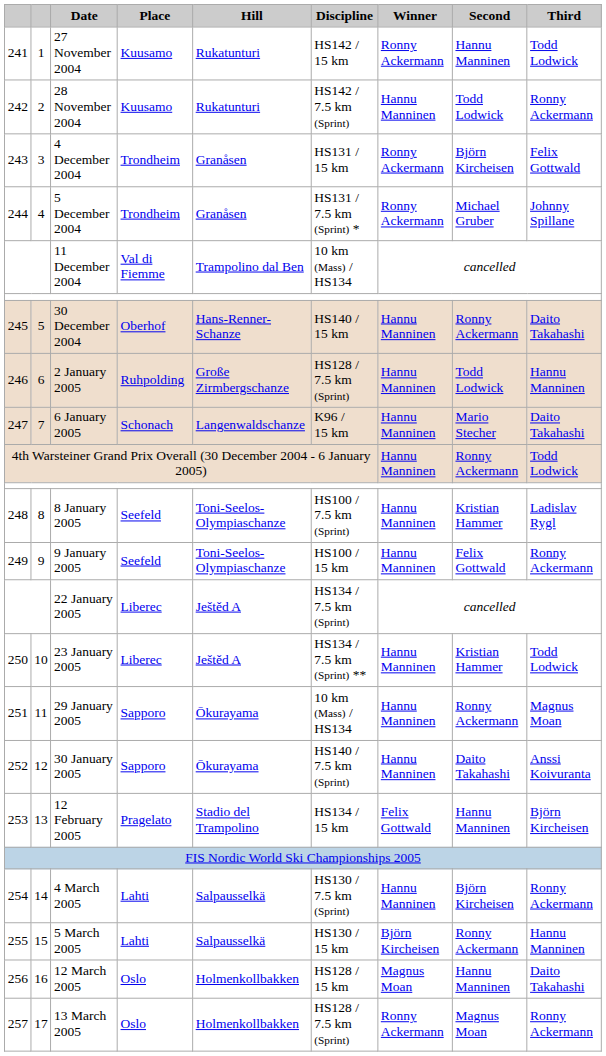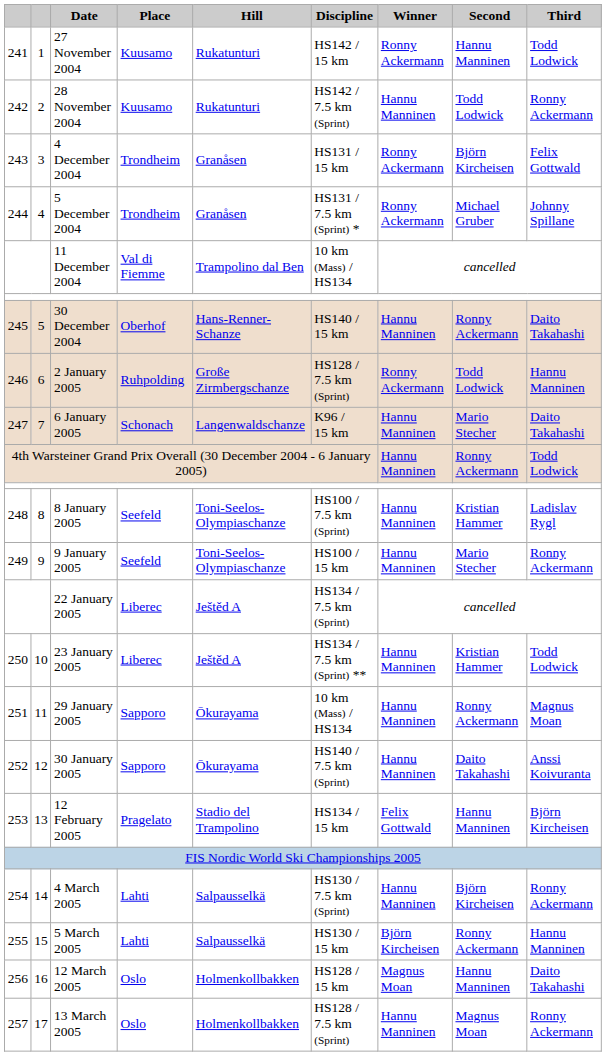(408, 379) Hannu Manninen -> (412, 379) Ronny Ackermann
(481, 560) Felix Gottwald -> (476, 560) Mario Stecher
(412, 1024) Ronny Ackermann -> (408, 1024) Hannu Manninen
